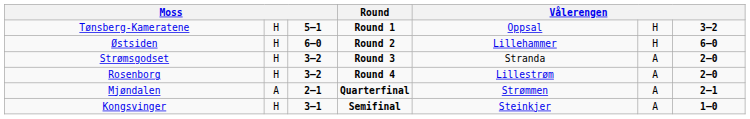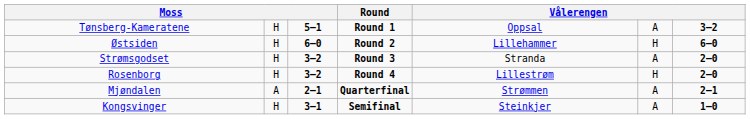(655, 28) H -> (655, 28) A
(655, 75) A -> (655, 75) H
